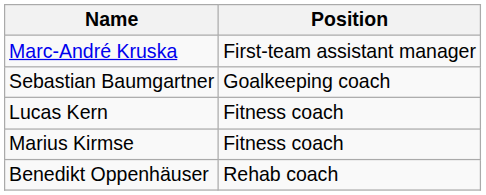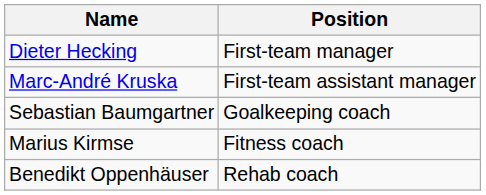+ row: (73, 50)
- row: (58, 112)
